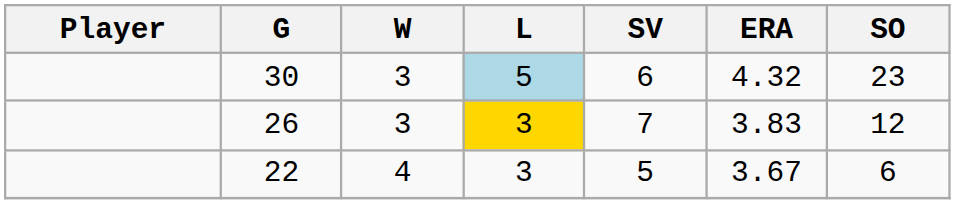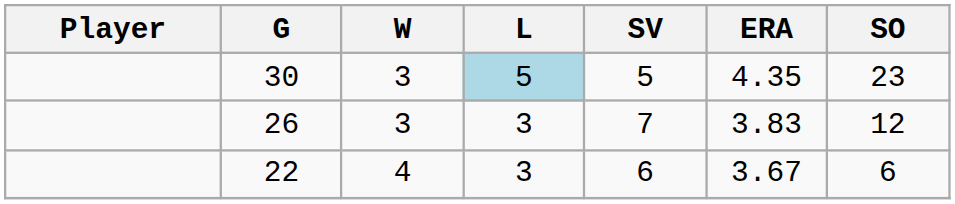(645, 77) 6 -> (645, 77) 5
(767, 77) 4.32 -> (767, 77) 4.35
(524, 125) gold background -> (524, 125) no background
(645, 173) 5 -> (645, 173) 6
